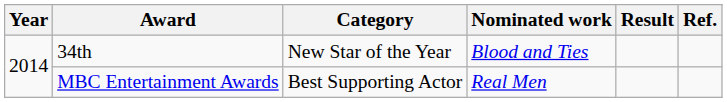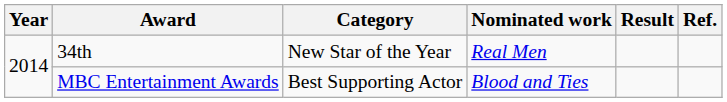(530, 50) Blood and Ties -> (509, 50) Real Men
(509, 81) Real Men -> (530, 81) Blood and Ties
